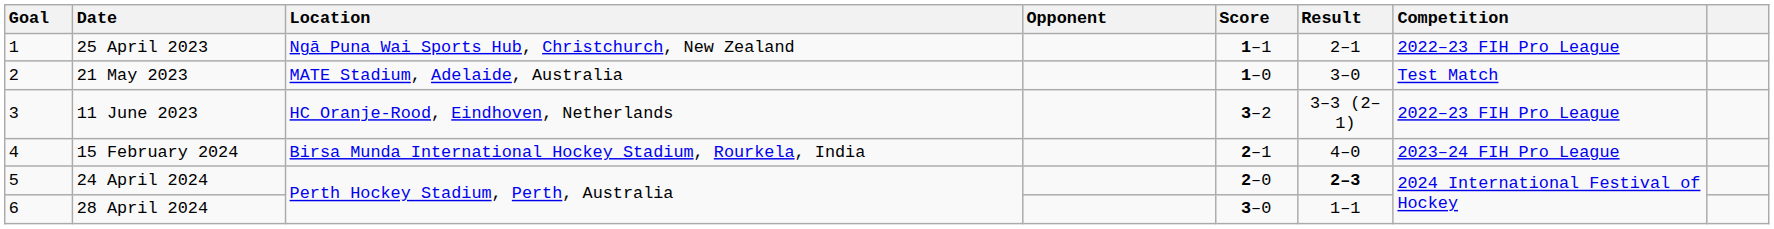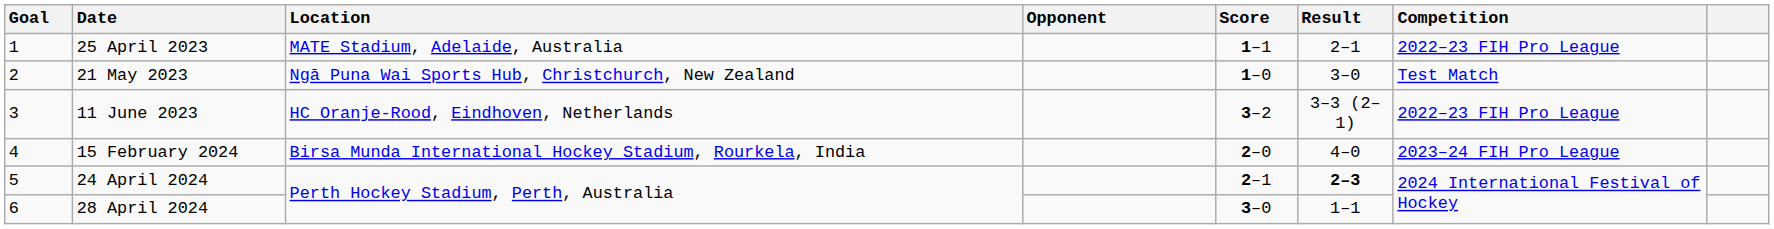(542, 47) Ngā Puna Wai Sports Hub, Christchurch, New Zealand -> (456, 47) MATE Stadium, Adelaide, Australia
(456, 75) MATE Stadium, Adelaide, Australia -> (542, 75) Ngā Puna Wai Sports Hub, Christchurch, New Zealand
(1256, 152) 2–1 -> (1256, 152) 2–0
(1256, 180) 2–0 -> (1256, 180) 2–1
